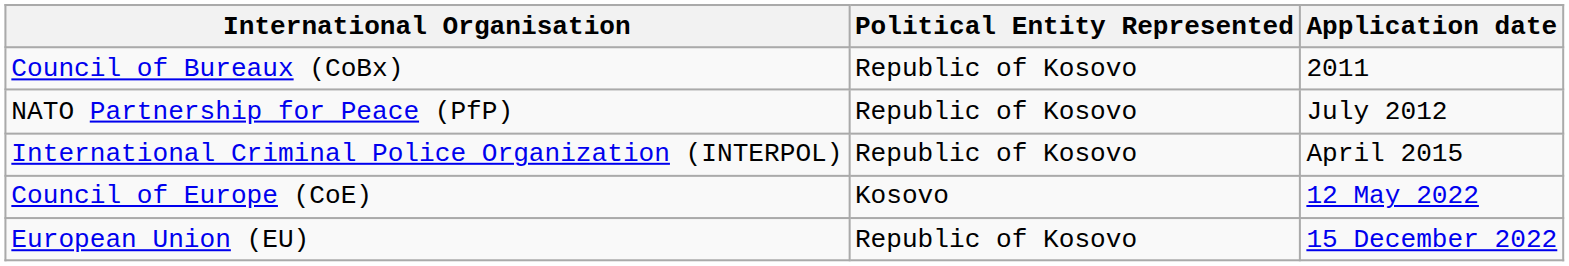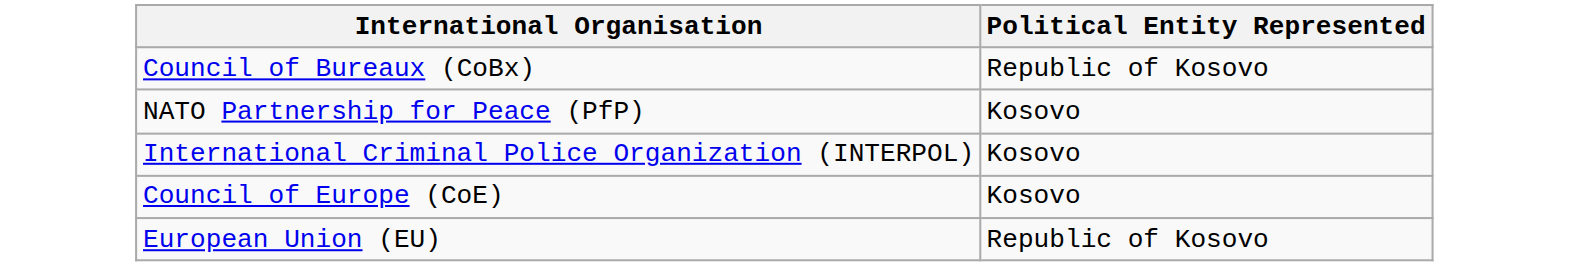- column: (1432, 26)
(996, 111) Republic of Kosovo -> (1034, 111) Kosovo
(996, 154) Republic of Kosovo -> (1034, 154) Kosovo
